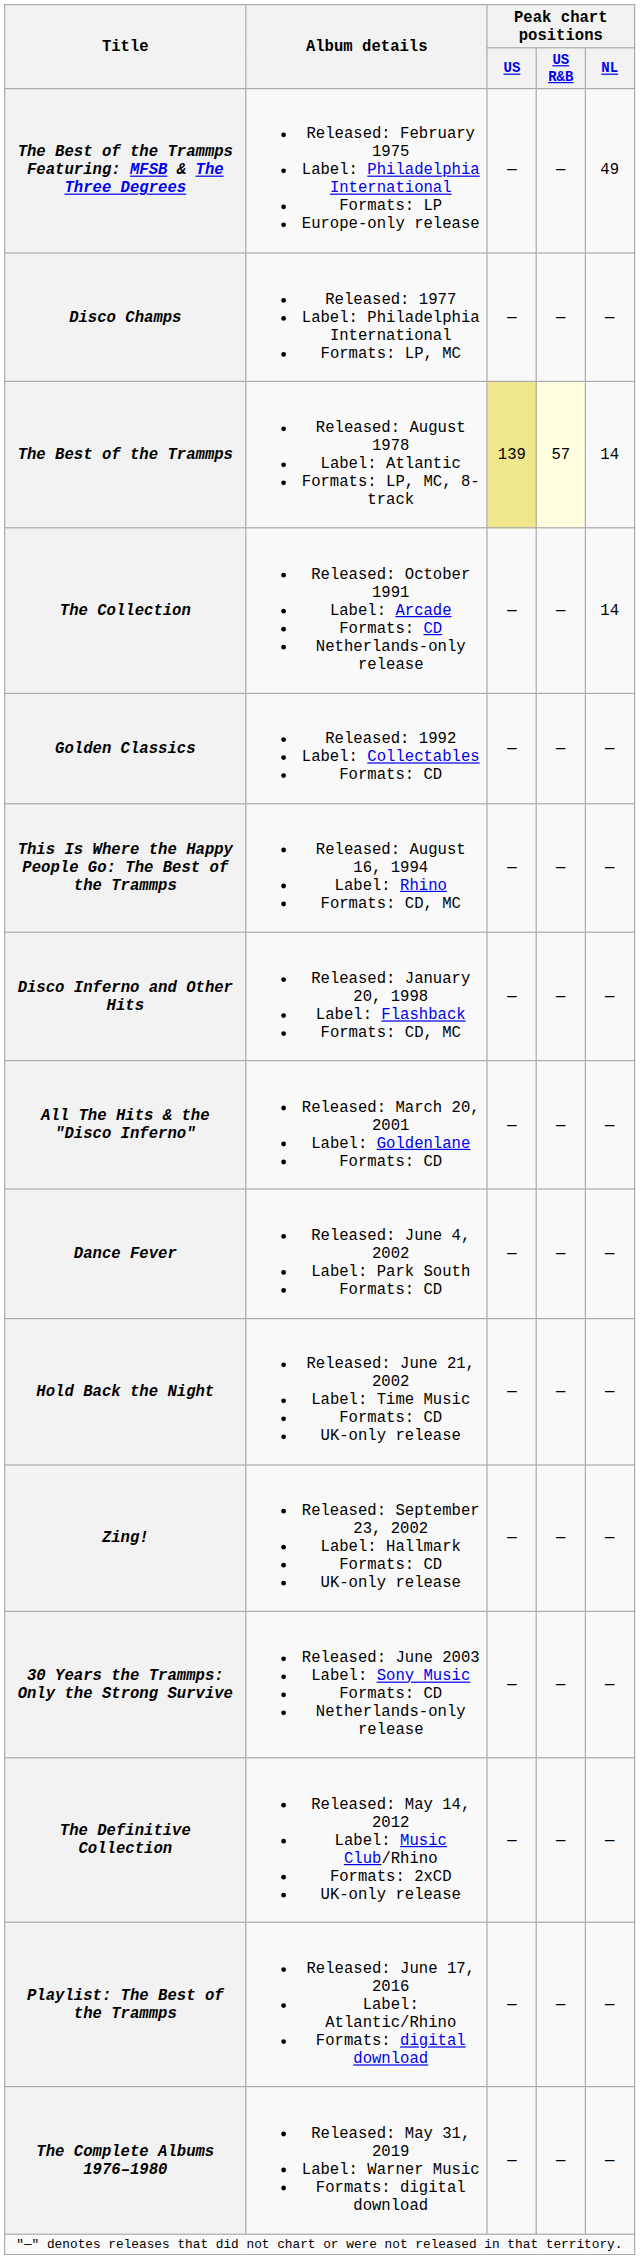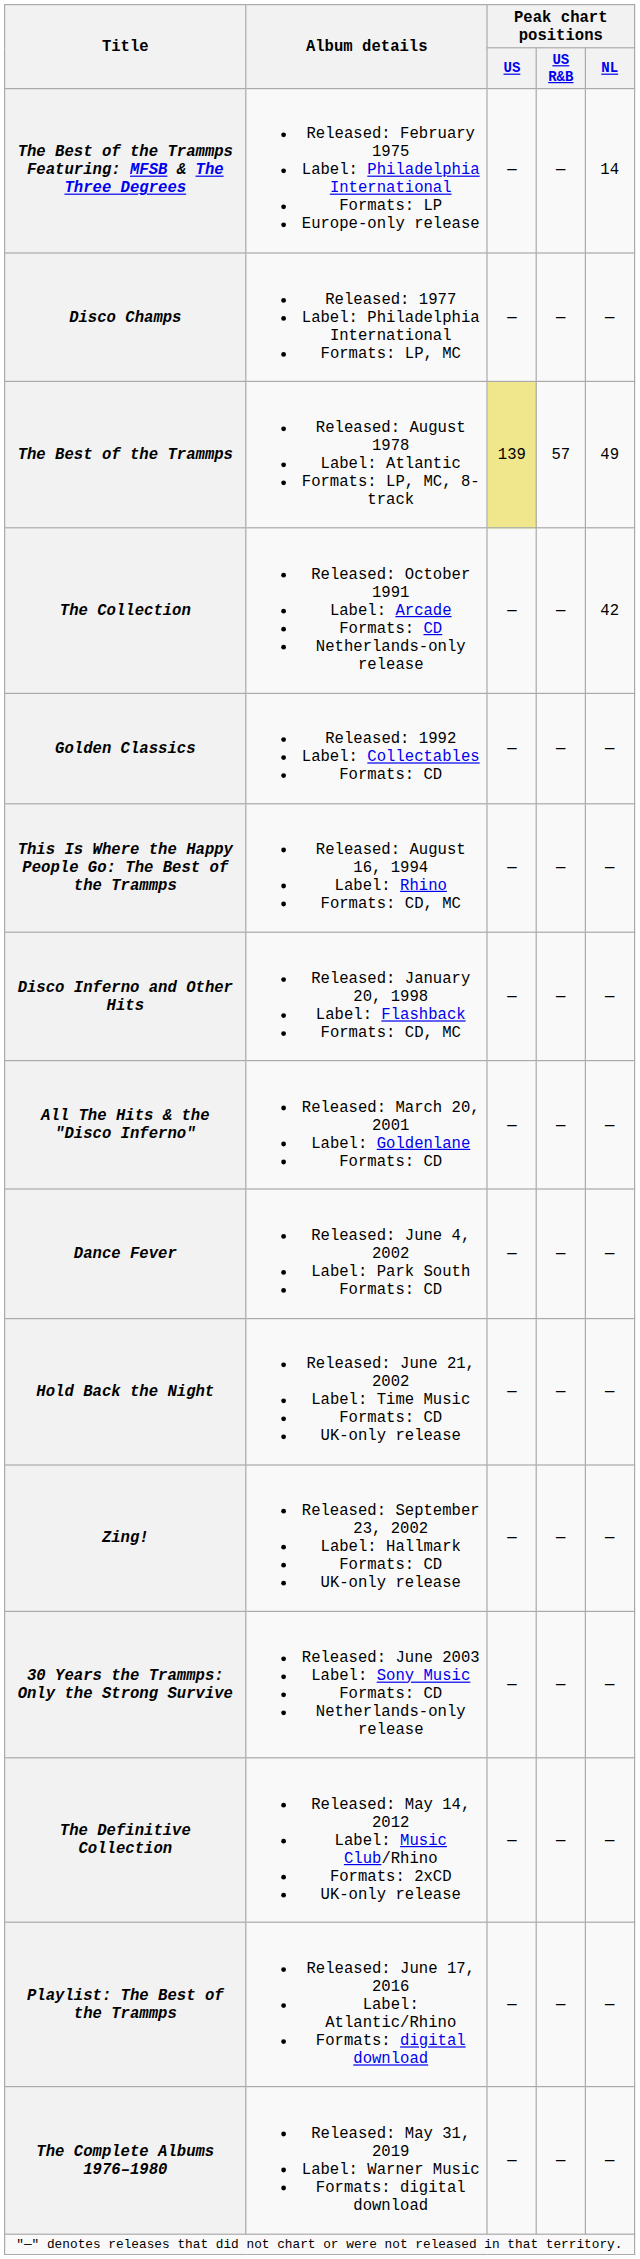(610, 171) 49 -> (610, 171) 14
(561, 455) lightyellow background -> (561, 455) no background
(610, 455) 14 -> (610, 455) 49
(610, 611) 14 -> (610, 611) 42
